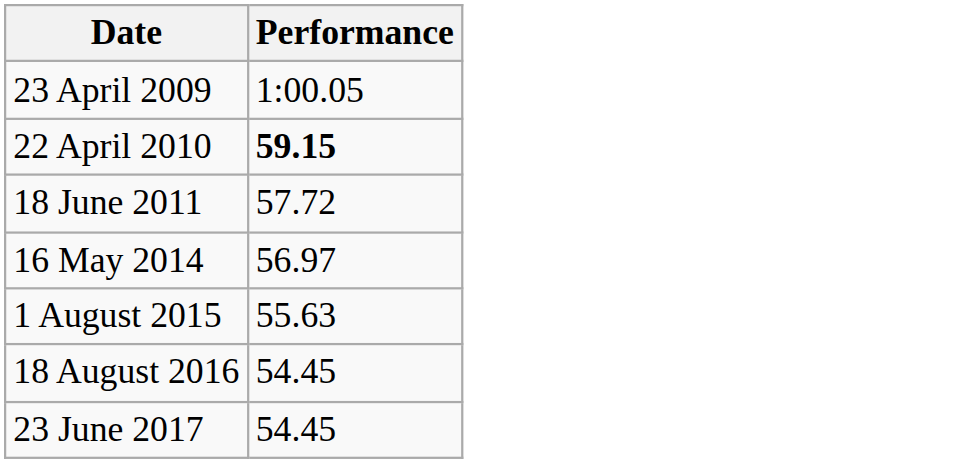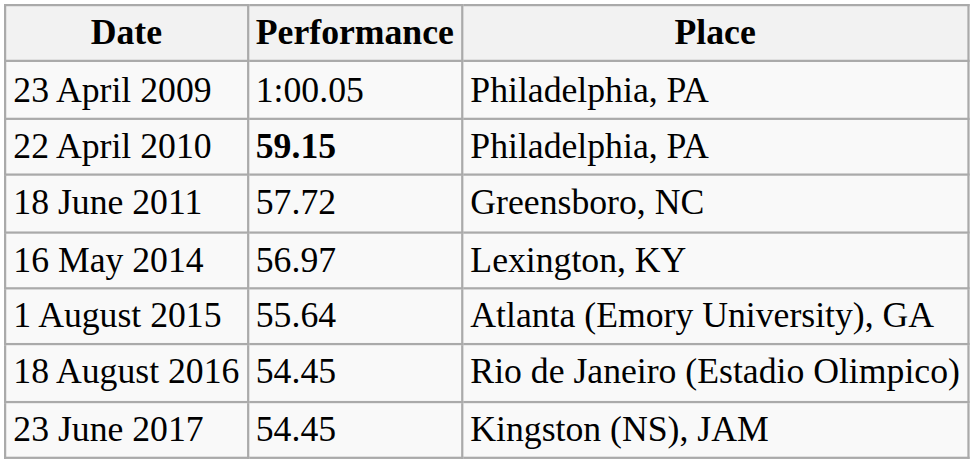+ column: (715, 32)
(296, 315) 55.63 -> (296, 315) 55.64
